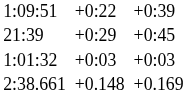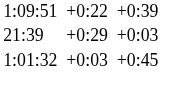(154, 35) +0:45 -> (138, 35) +0:03
(154, 60) +0:03 -> (138, 60) +0:45
- row: (35, 84)
